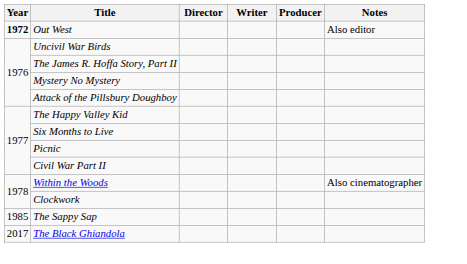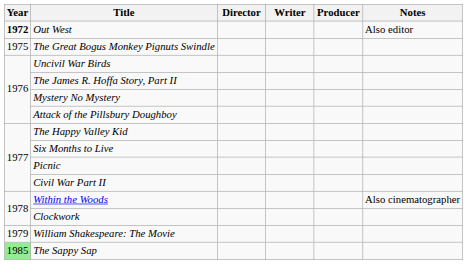+ row: (124, 47)
+ row: (104, 234)
(18, 217) no background -> (18, 251) lightgreen background
- row: (79, 234)
